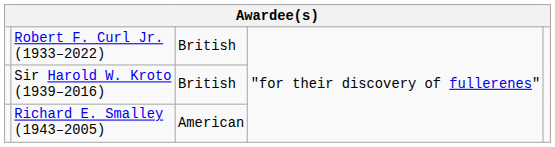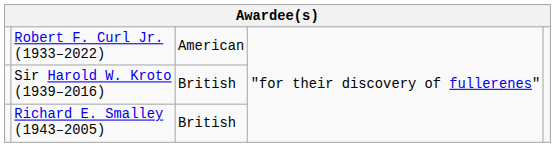(207, 46) British -> (211, 46) American
(211, 123) American -> (207, 123) British
